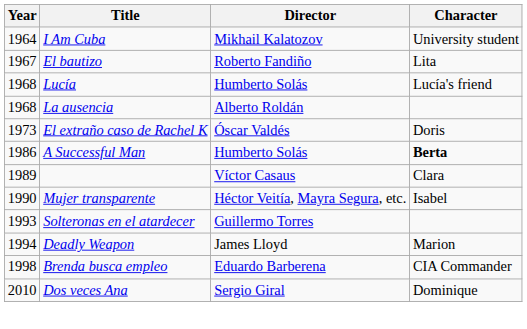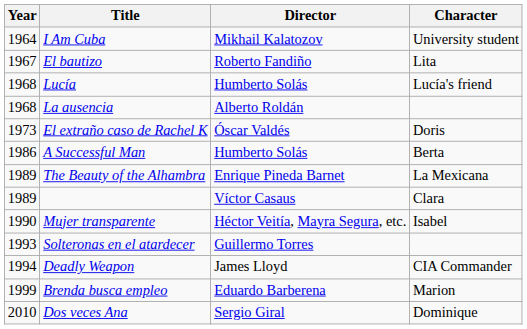(430, 152) bold -> (429, 152) normal
+ row: (124, 175)
(434, 244) Marion -> (462, 267) CIA Commander
(22, 267) 1998 -> (22, 289) 1999
(462, 267) CIA Commander -> (434, 289) Marion
